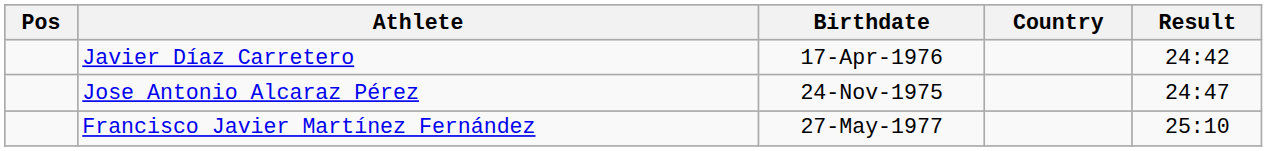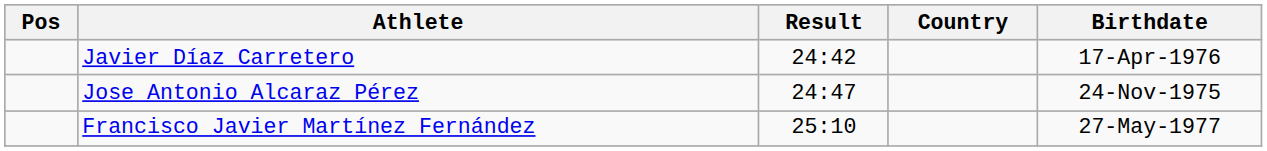columns swapped: (872, 22) <-> (1197, 22)
